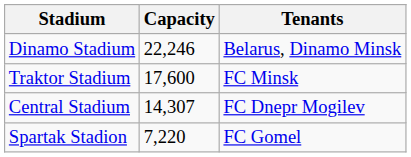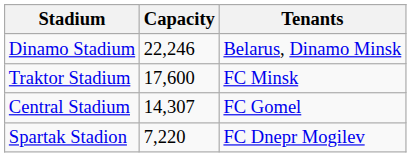(294, 107) FC Dnepr Mogilev -> (262, 107) FC Gomel
(262, 136) FC Gomel -> (294, 136) FC Dnepr Mogilev
